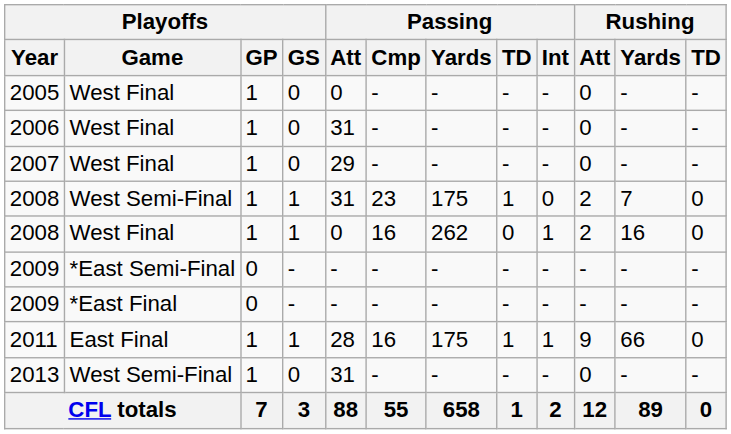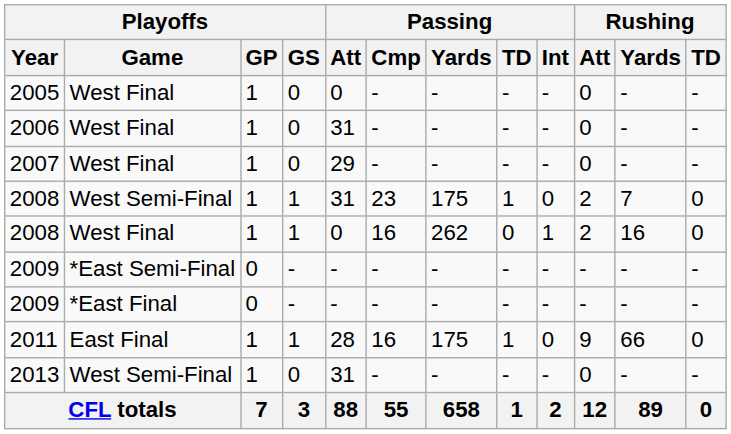(548, 339) 1 -> (548, 339) 0
